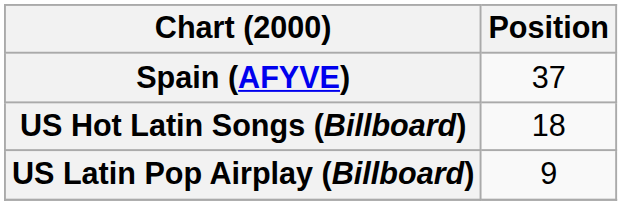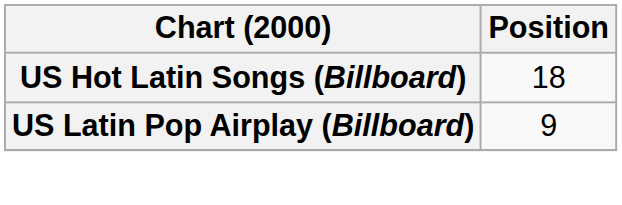- row: (243, 77)
